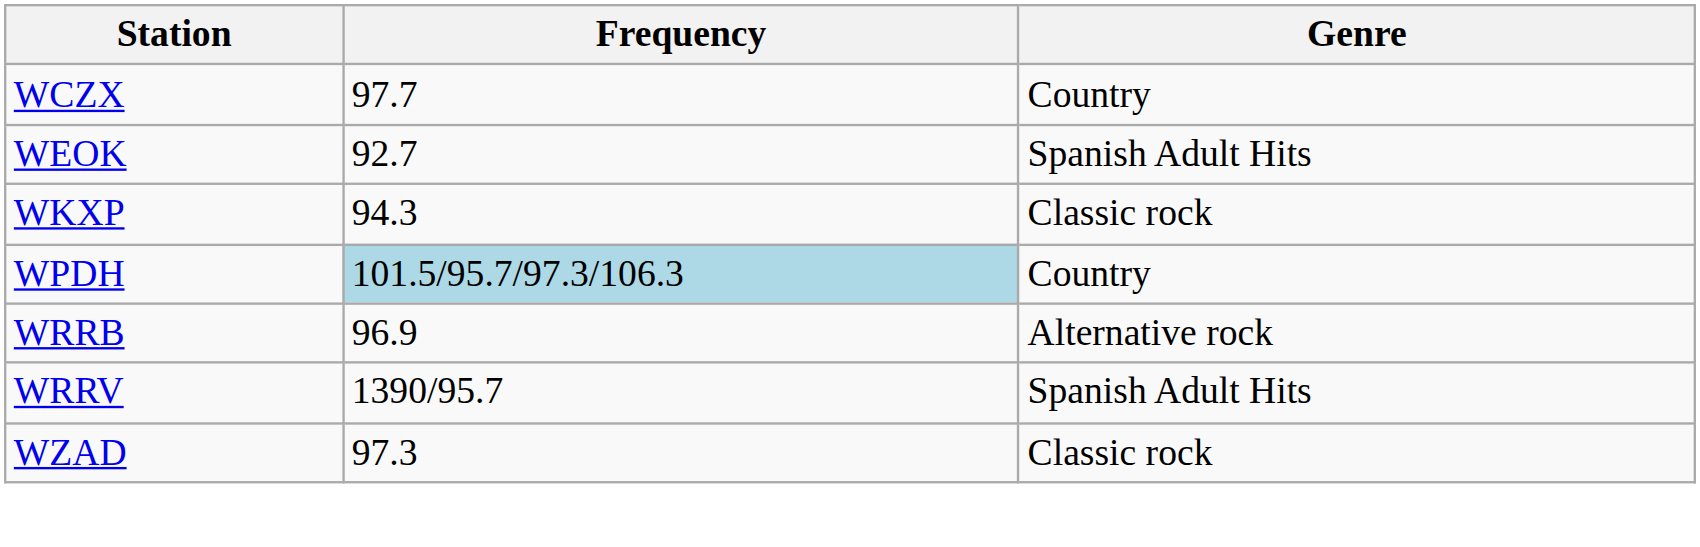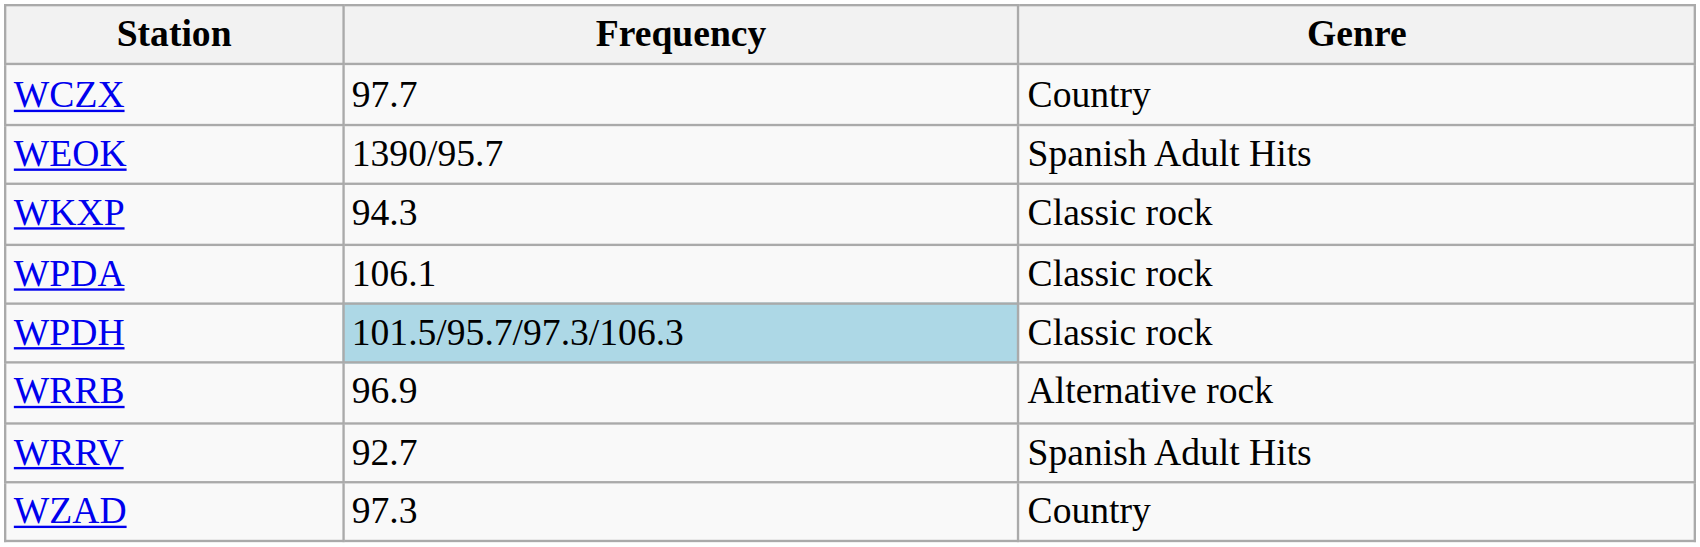(385, 153) 92.7 -> (427, 153) 1390/95.7
+ row: (69, 272)
(1089, 272) Country -> (1120, 332) Classic rock
(427, 392) 1390/95.7 -> (385, 451) 92.7
(1120, 451) Classic rock -> (1089, 511) Country
